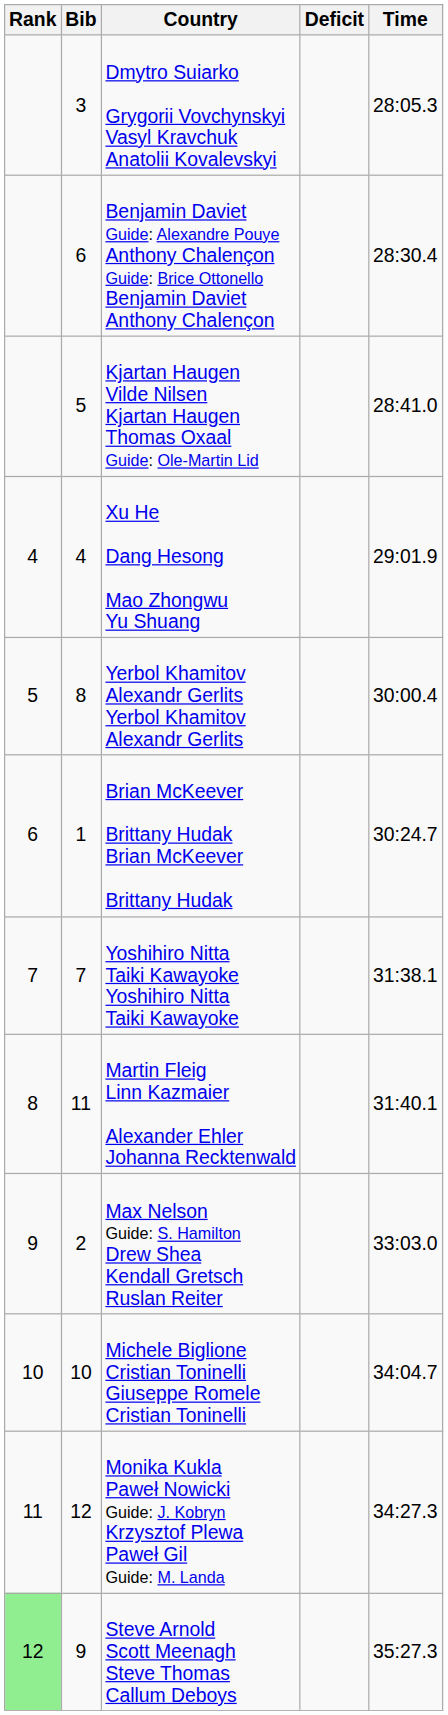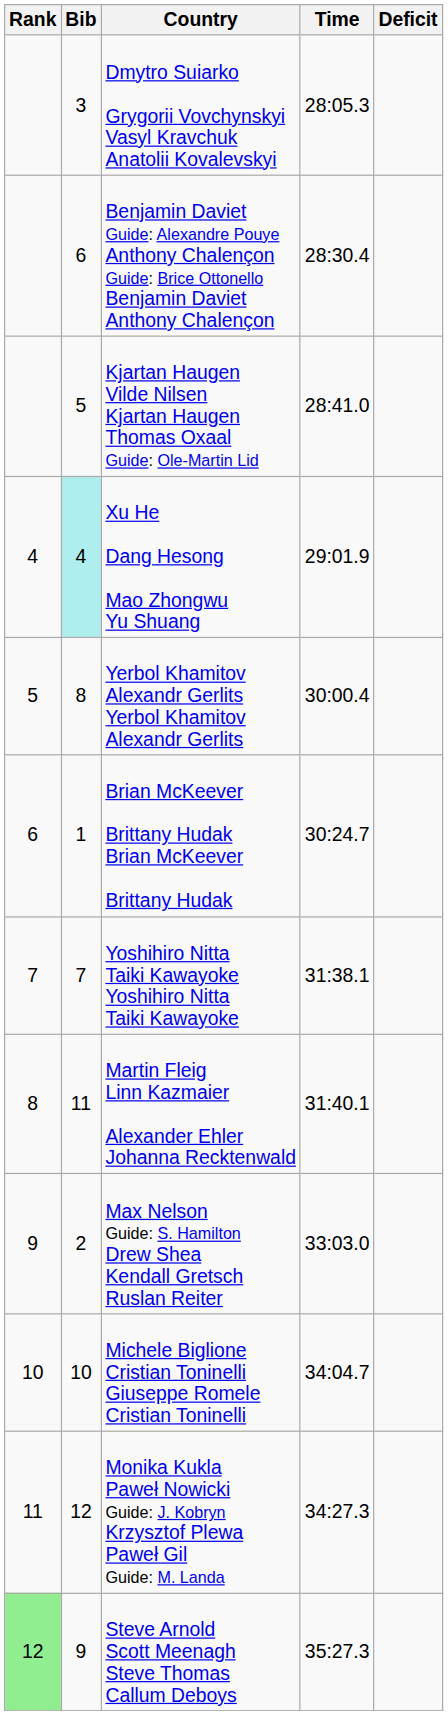columns swapped: (405, 19) <-> (334, 19)
(81, 556) no background -> (81, 556) paleturquoise background
